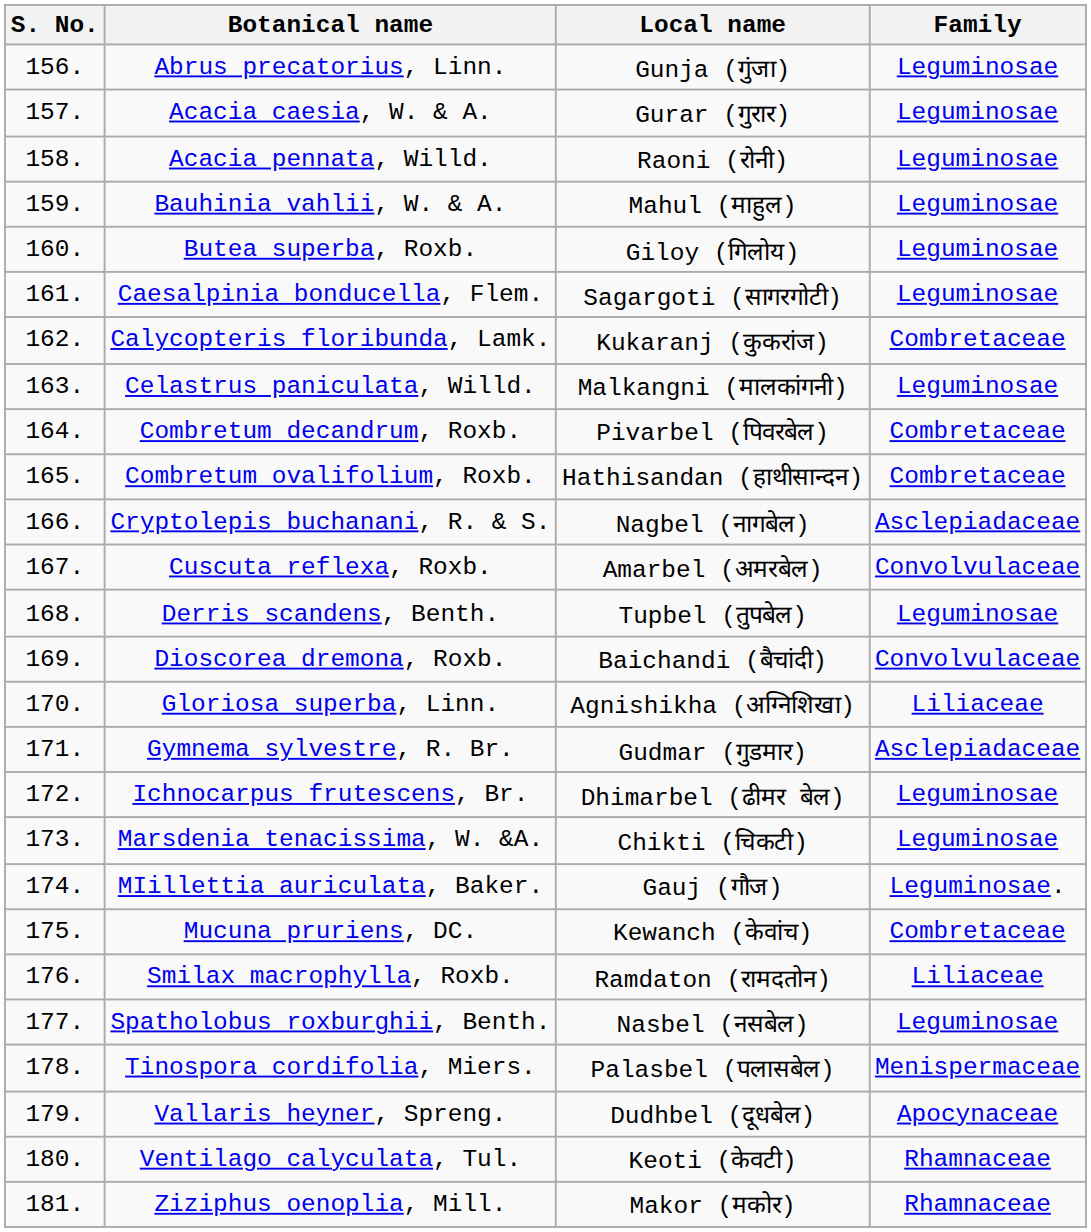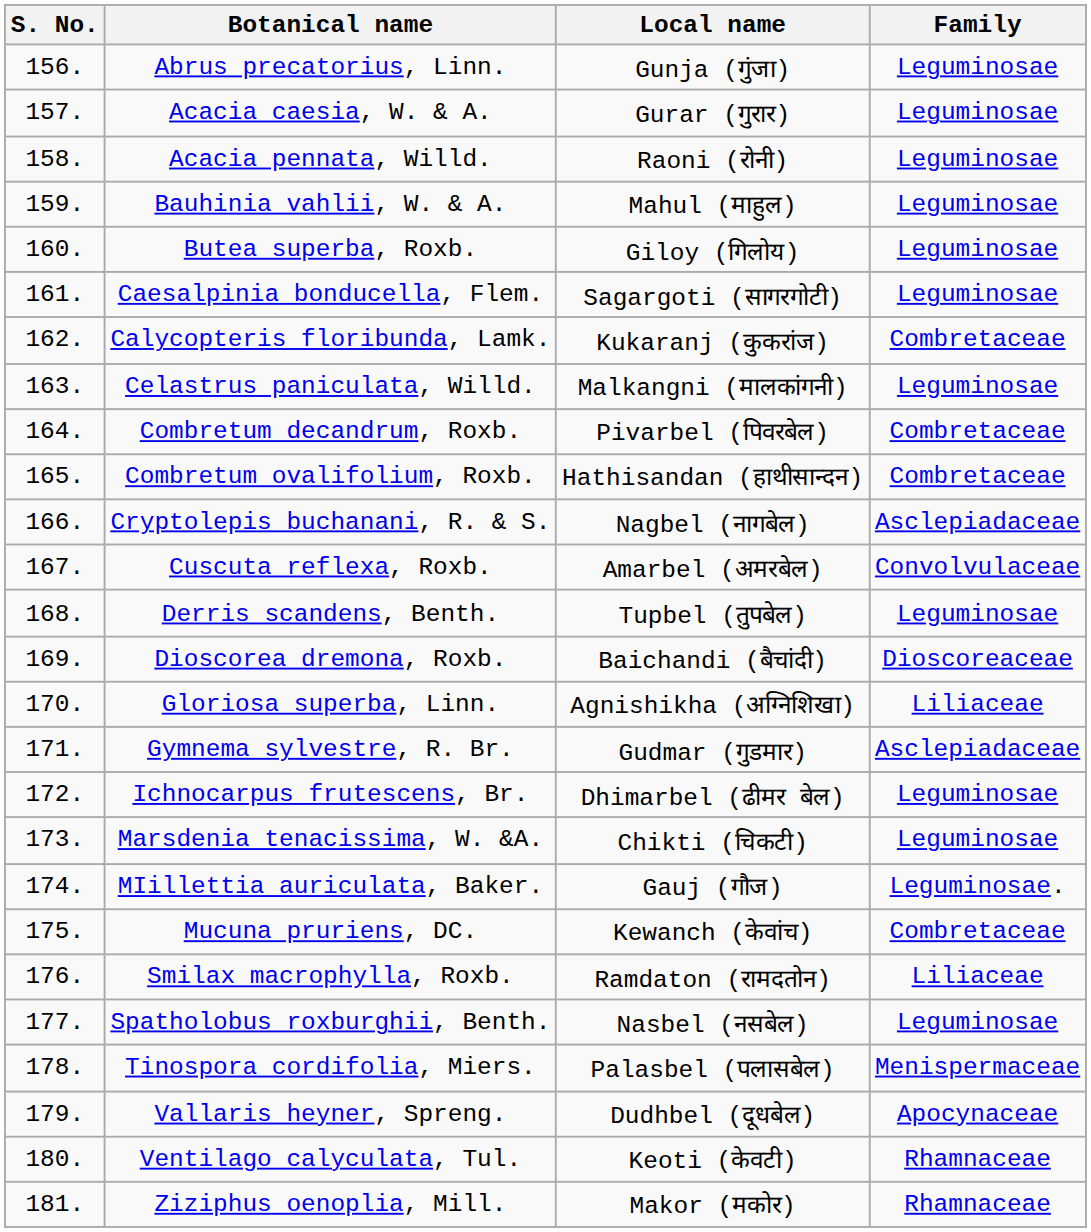(978, 659) Convolvulaceae -> (978, 659) Dioscoreaceae
